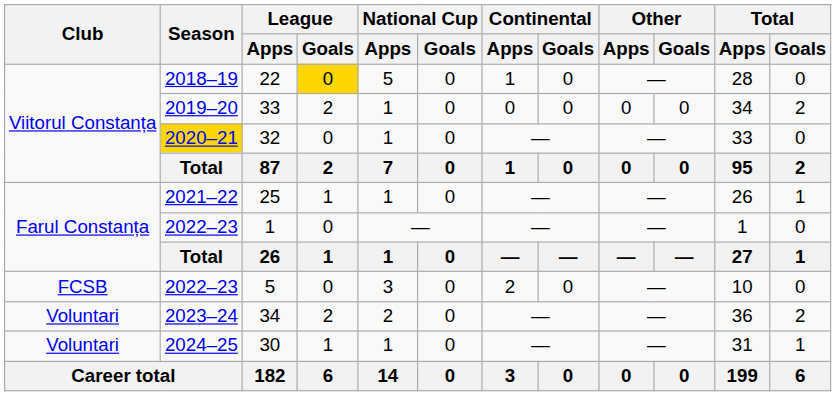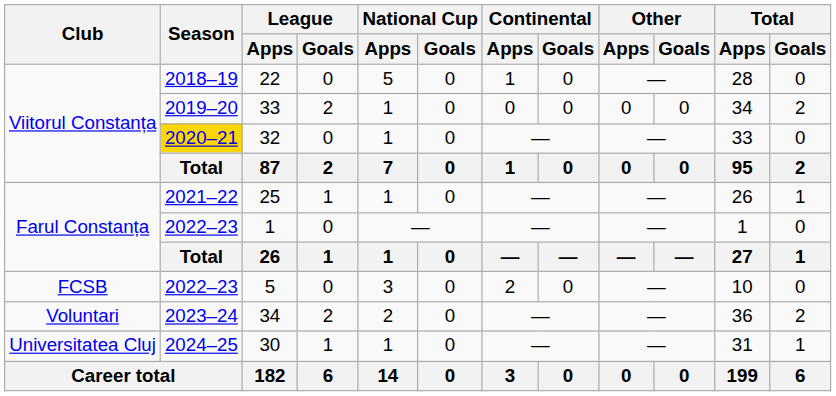(328, 78) gold background -> (328, 78) no background
(83, 345) Voluntari -> (83, 345) Universitatea Cluj
